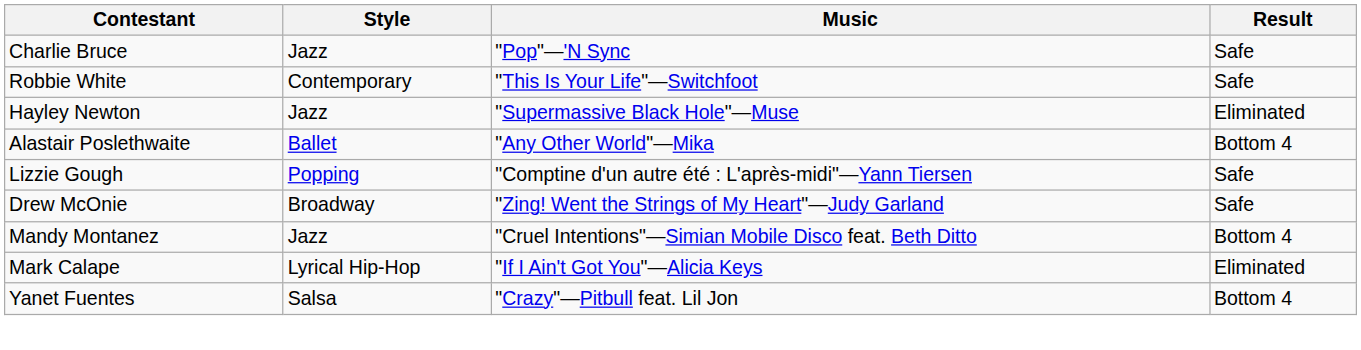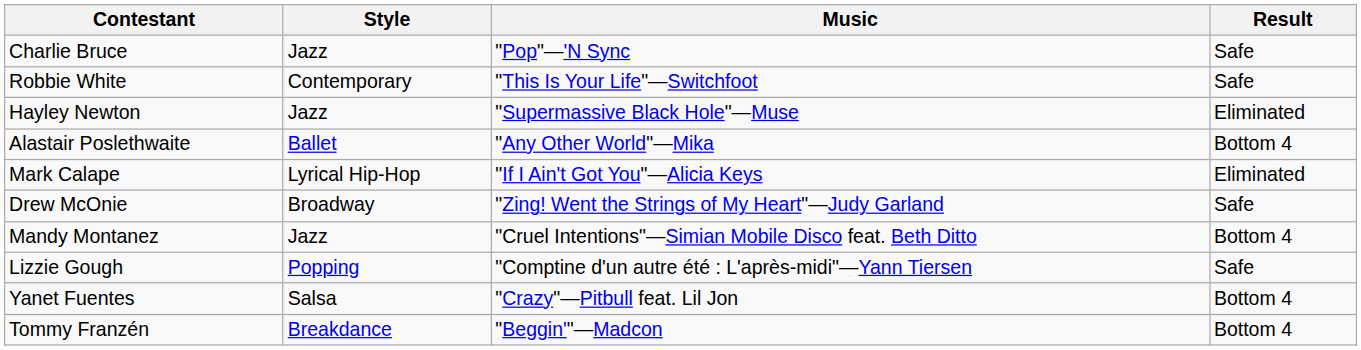rows swapped: (66, 174) <-> (64, 267)
+ row: (79, 329)
